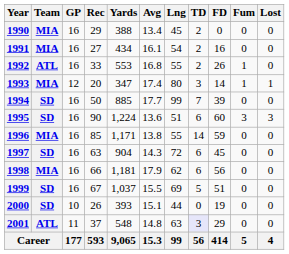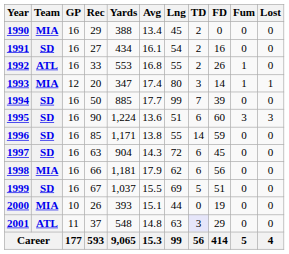(47, 48) MIA -> (47, 48) SD
(47, 135) MIA -> (47, 135) SD
(47, 205) SD -> (47, 205) MIA
